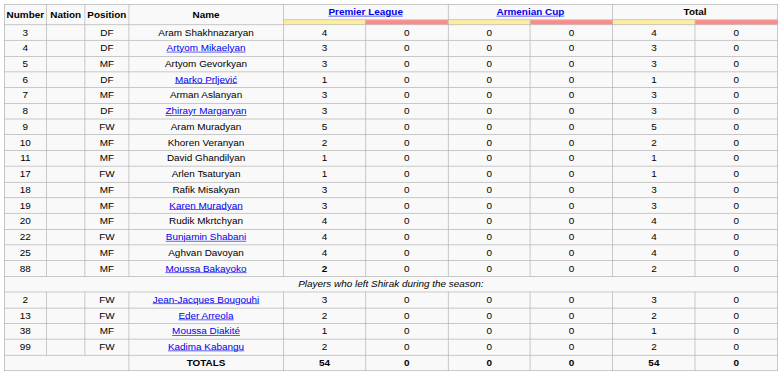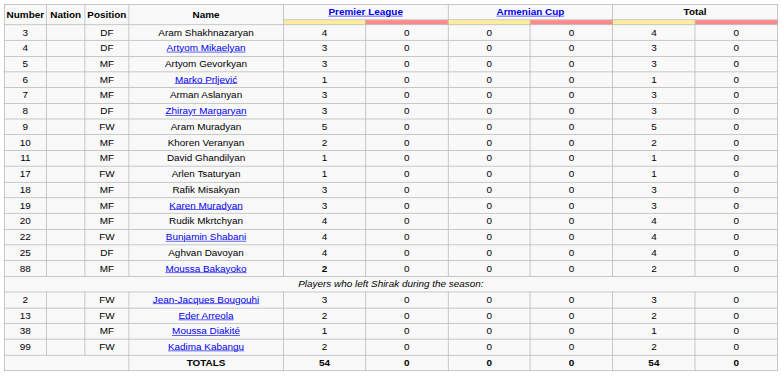(107, 79) DF -> (107, 79) MF
(107, 252) MF -> (107, 252) DF
